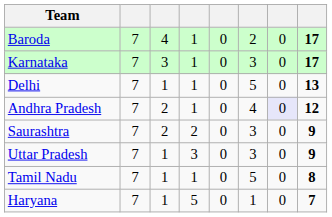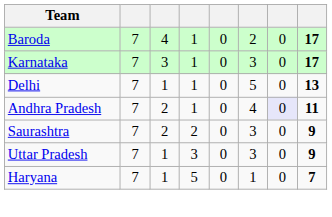(312, 108) 12 -> (312, 108) 11
- row: (42, 177)
